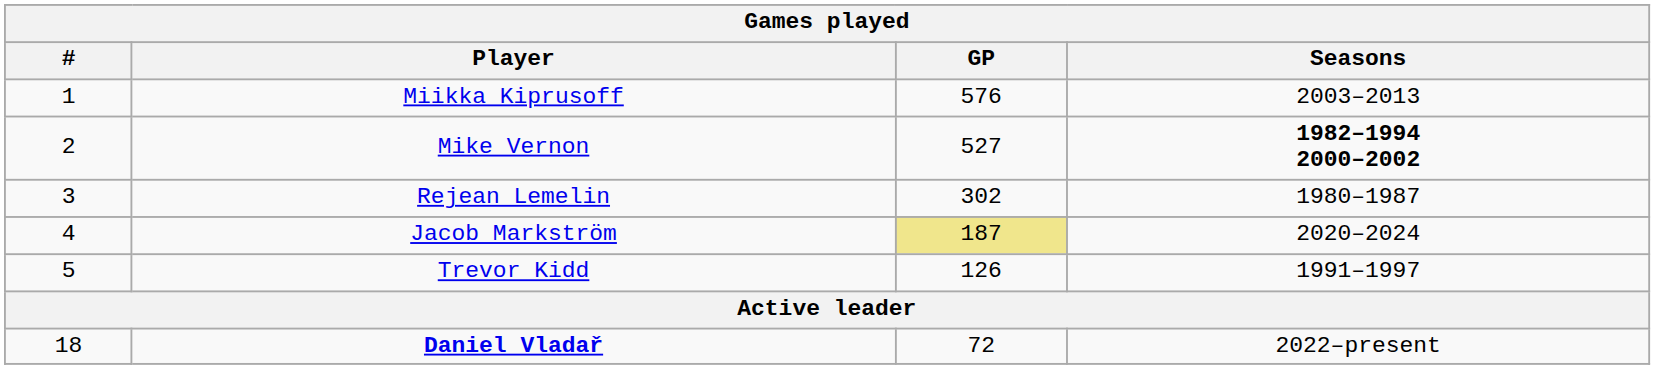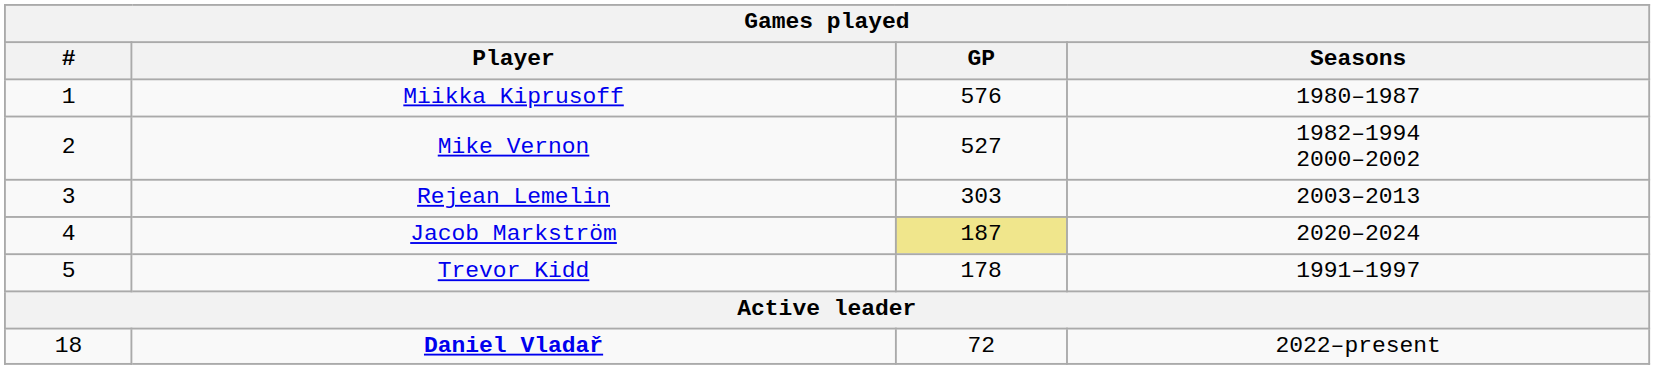(1358, 98) 2003–2013 -> (1358, 98) 1980–1987
(1358, 148) bold -> (1358, 148) normal
(981, 198) 302 -> (981, 198) 303
(1358, 198) 1980–1987 -> (1358, 198) 2003–2013
(981, 272) 126 -> (981, 272) 178
